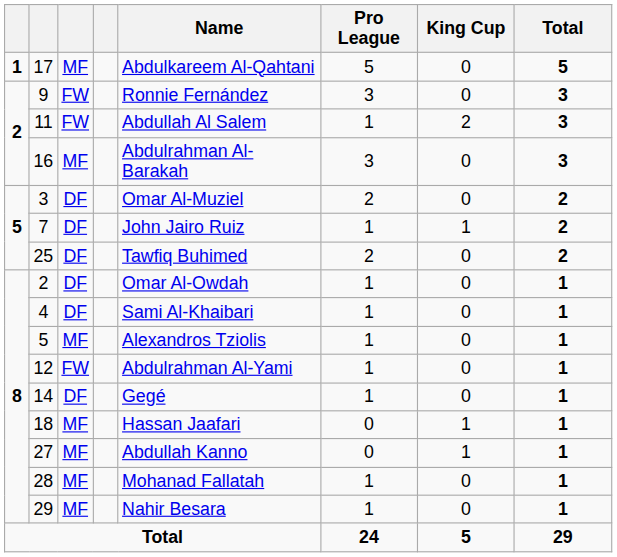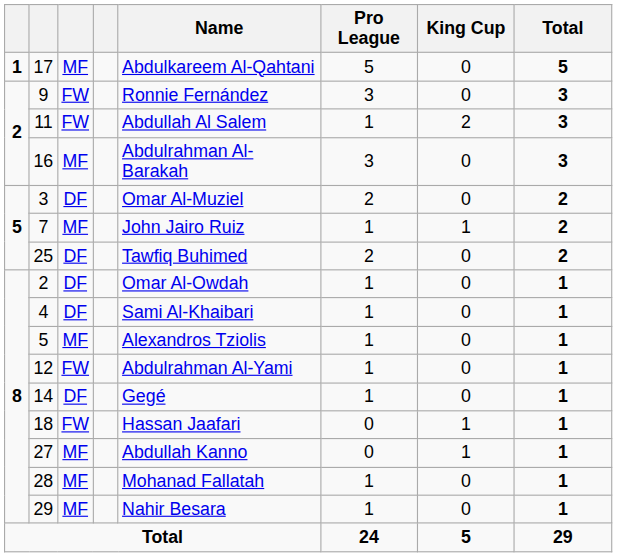(75, 227) DF -> (75, 227) MF
(75, 424) MF -> (75, 424) FW
